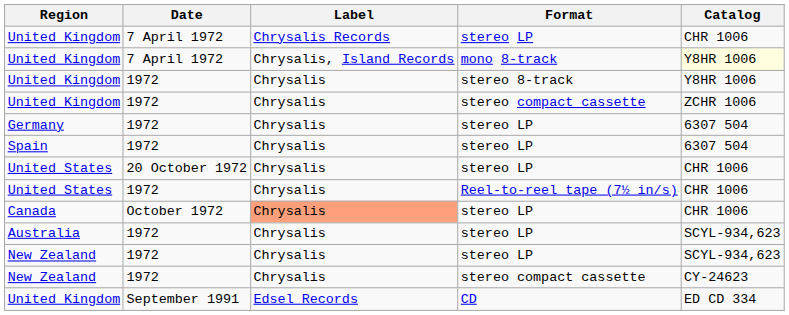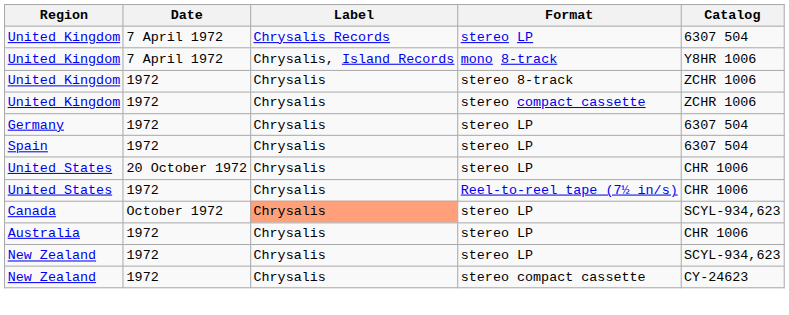(716, 37) CHR 1006 -> (716, 37) 6307 504
(720, 59) lightyellow background -> (720, 59) no background
(720, 81) Y8HR 1006 -> (720, 81) ZCHR 1006
(716, 212) CHR 1006 -> (732, 212) SCYL-934,623
(732, 234) SCYL-934,623 -> (716, 234) CHR 1006
- row: (64, 299)
